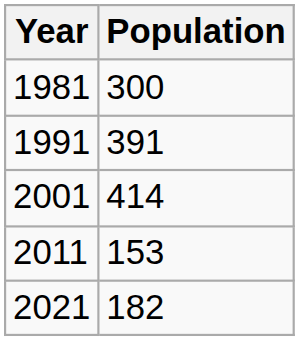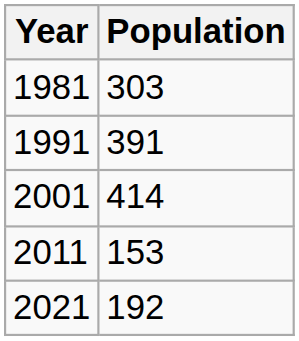(135, 87) 300 -> (135, 87) 303
(135, 307) 182 -> (135, 307) 192
